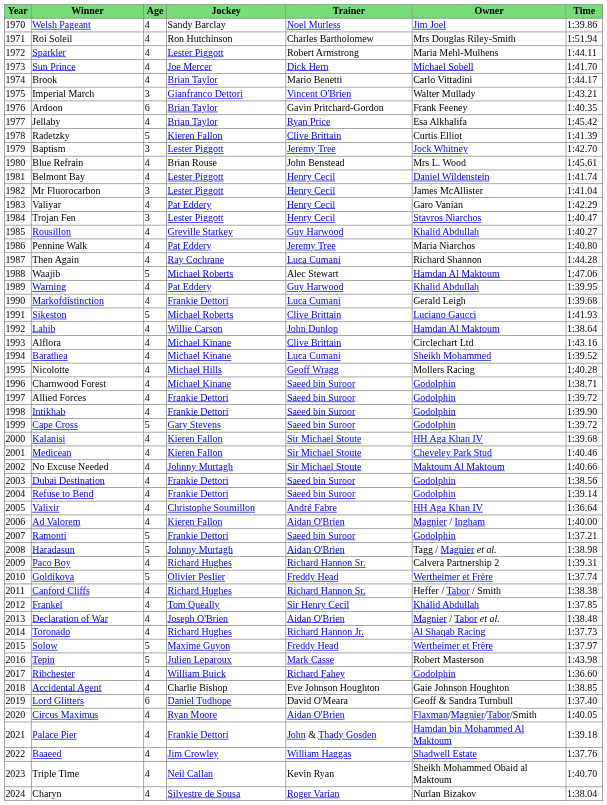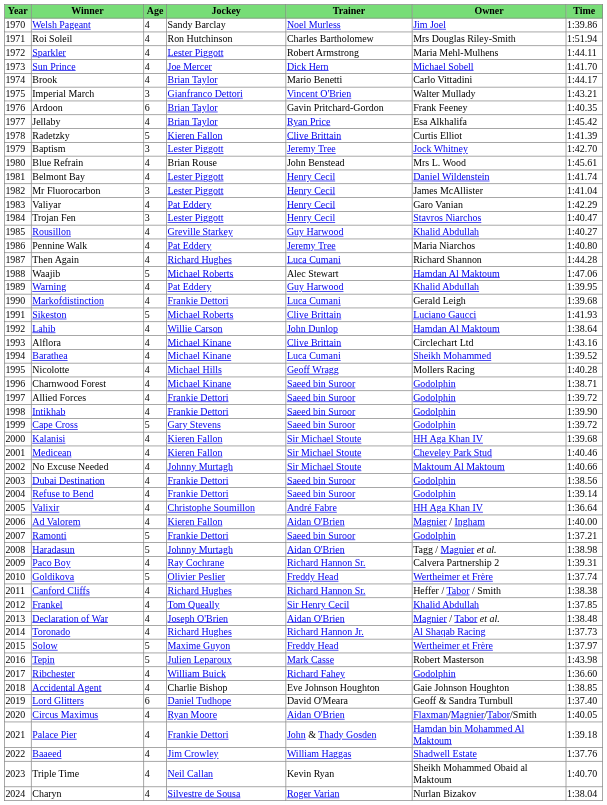(196, 259) Ray Cochrane -> (200, 259) Richard Hughes
(200, 563) Richard Hughes -> (196, 563) Ray Cochrane
